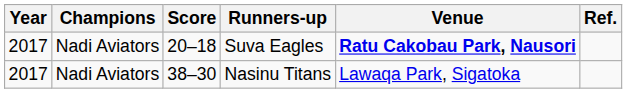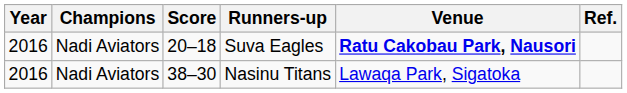(28, 46) 2017 -> (28, 46) 2016
(28, 74) 2017 -> (28, 74) 2016
